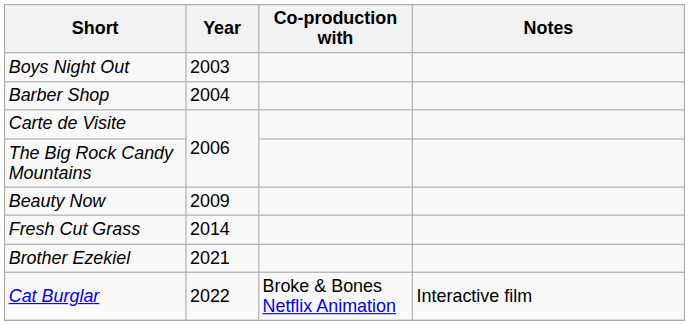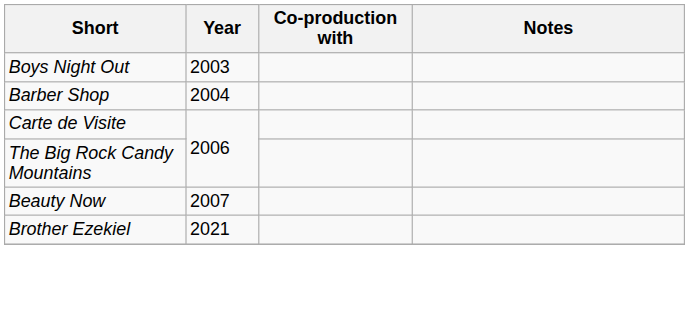(210, 201) 2009 -> (210, 201) 2007
- row: (74, 229)
- row: (54, 296)
